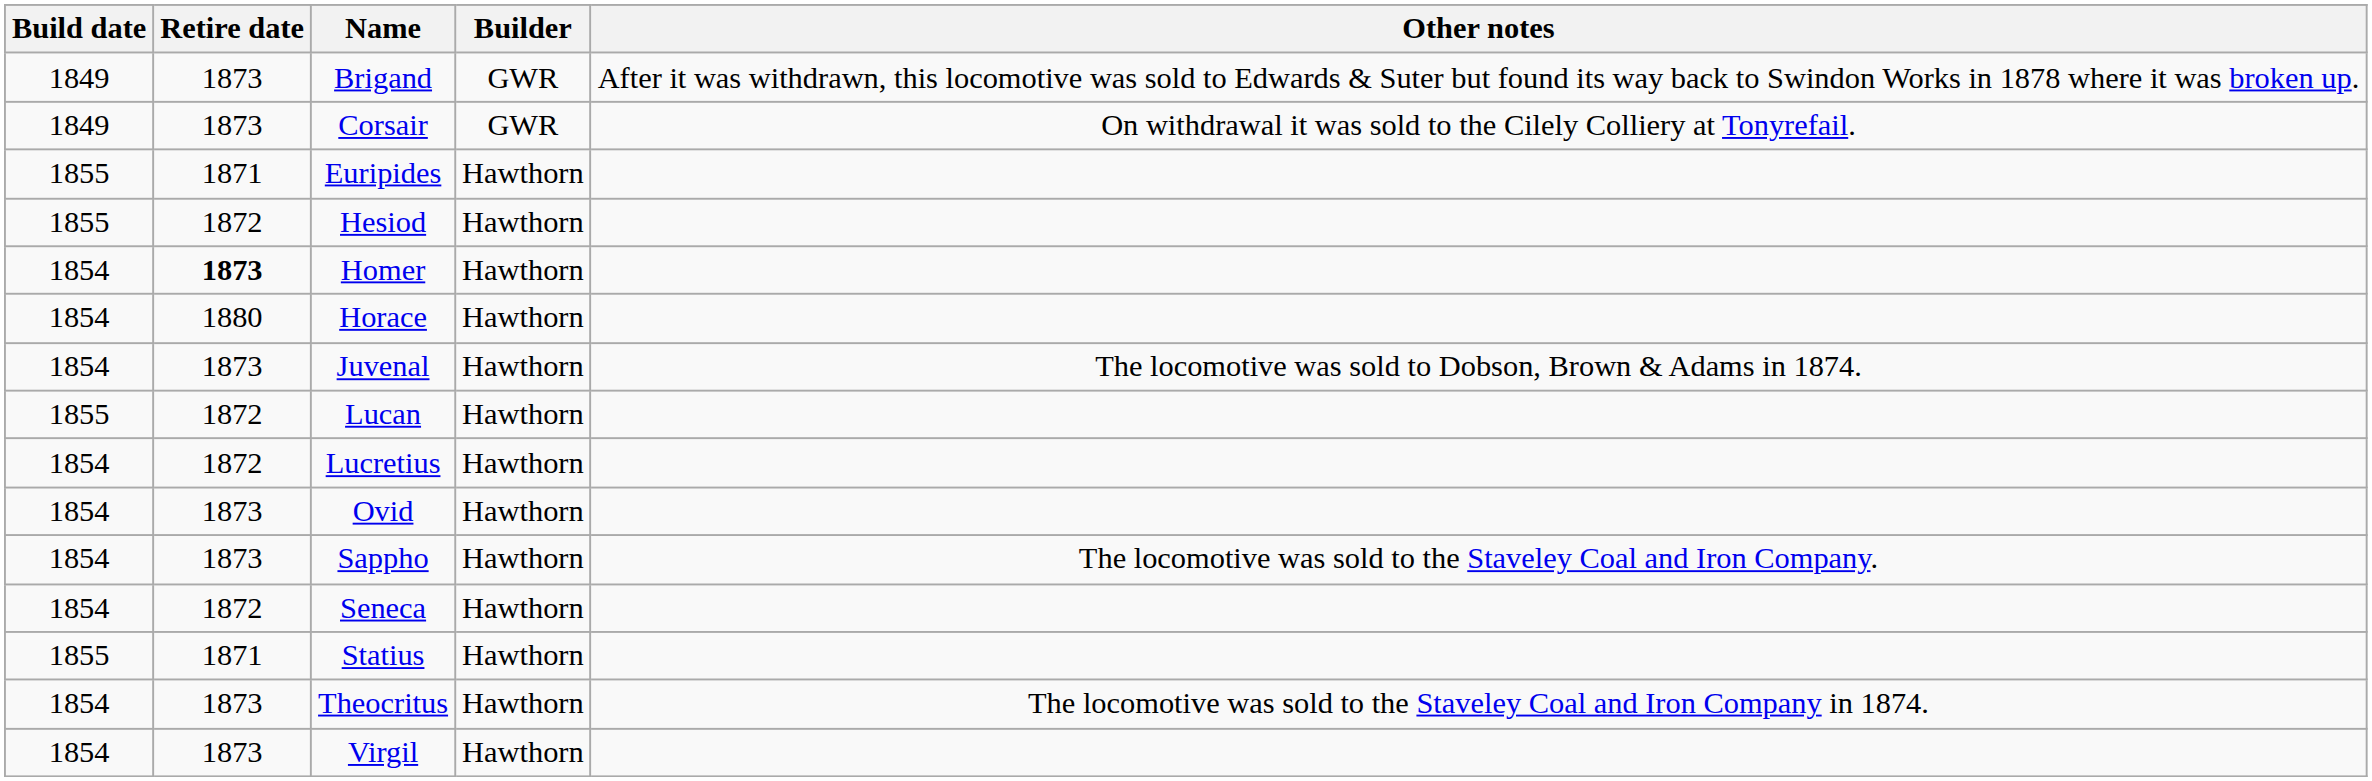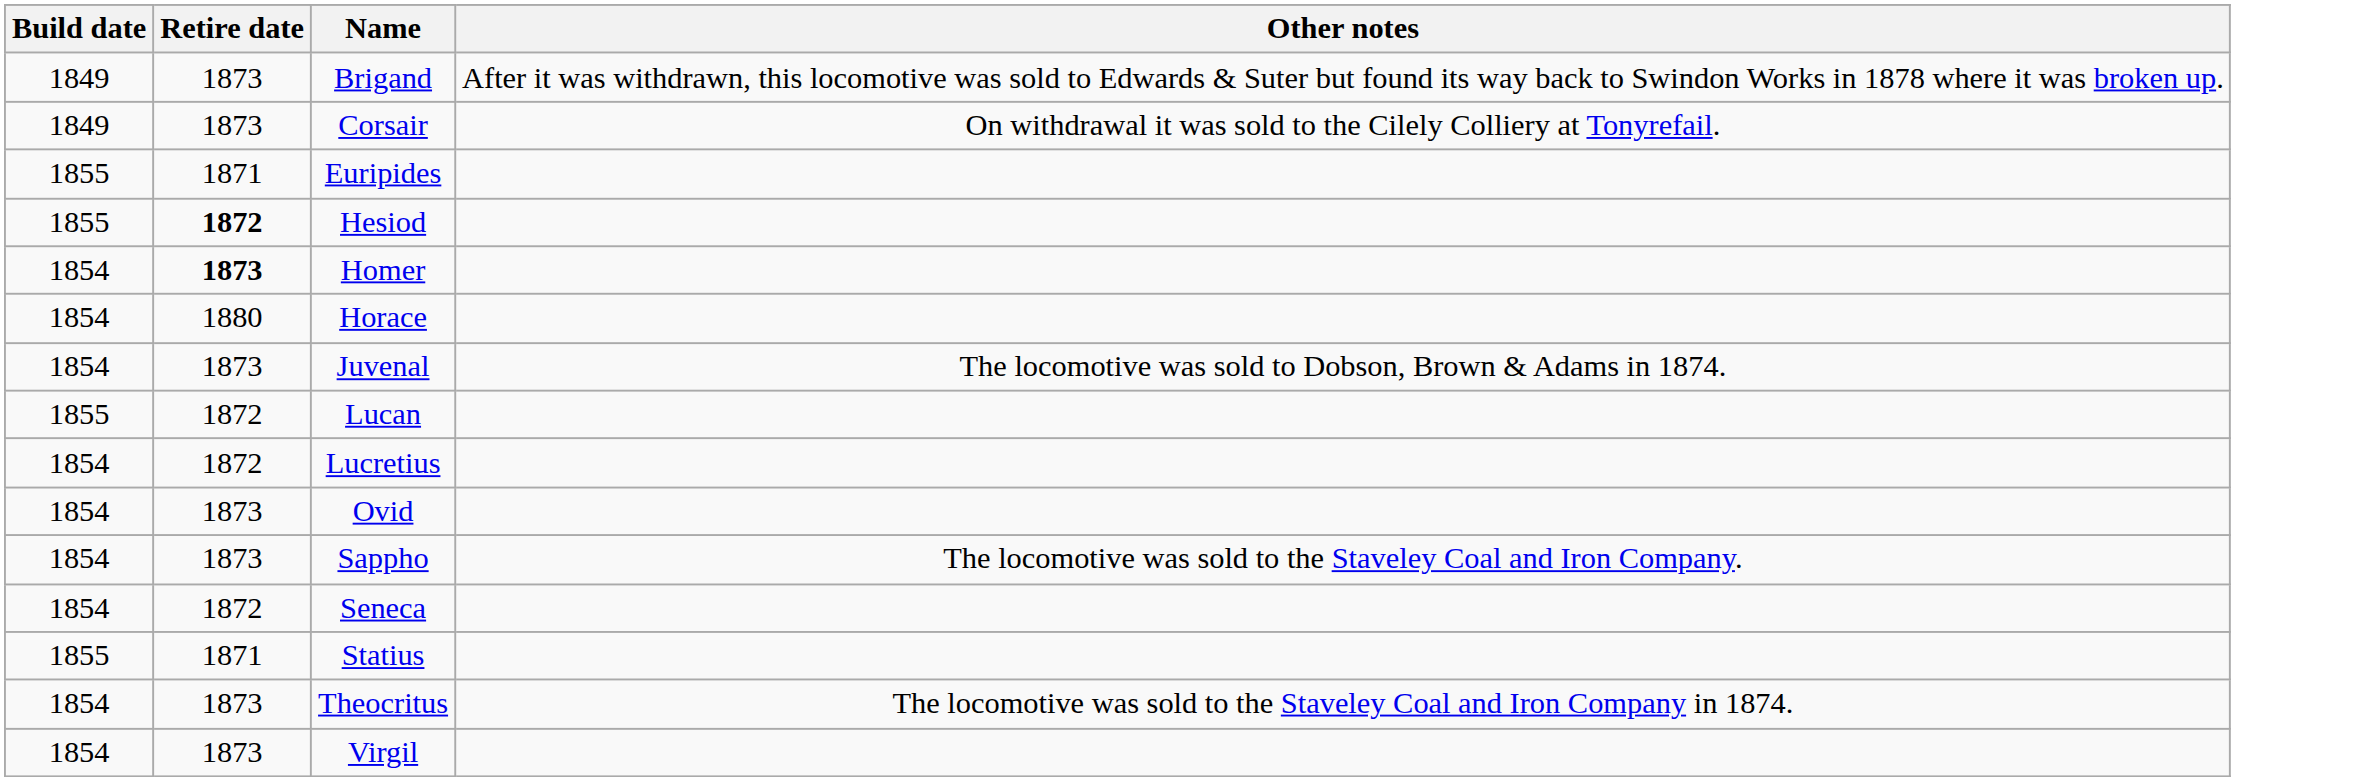- column: (523, 28)
(232, 221) normal -> (232, 221) bold
